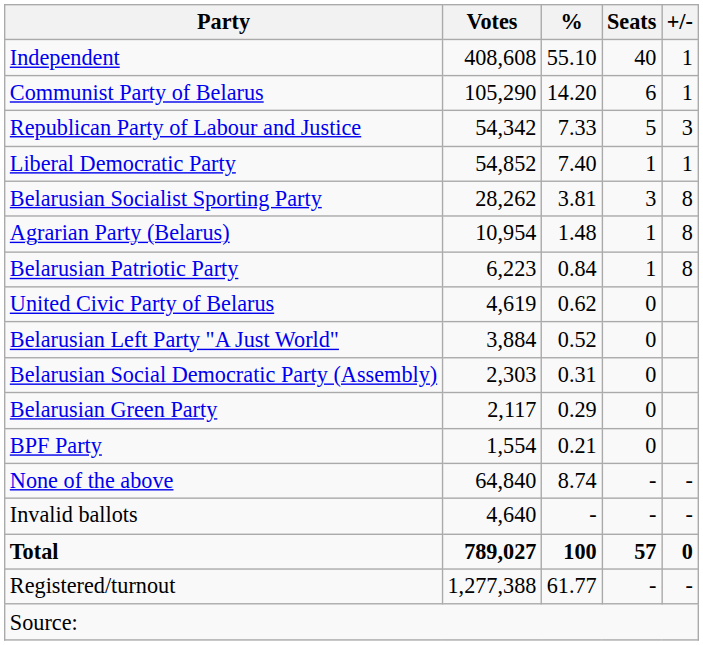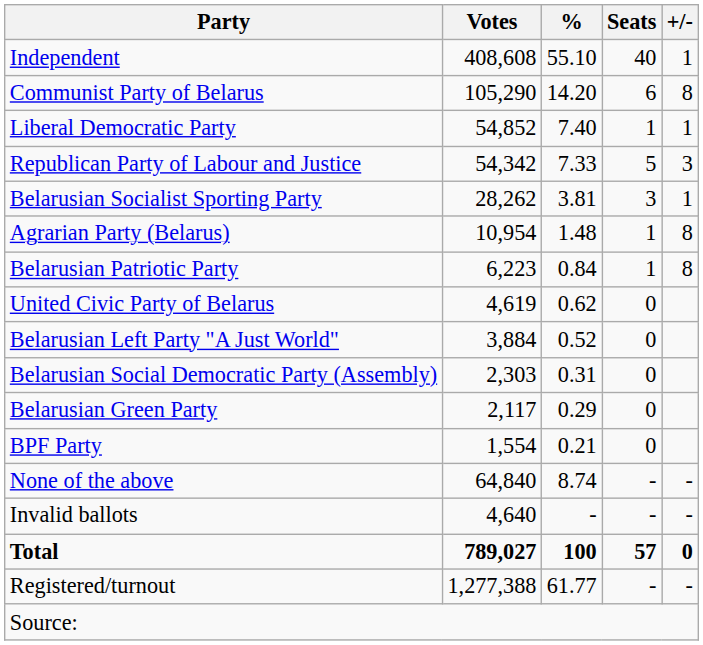(687, 92) 1 -> (687, 92) 8
rows swapped: (123, 163) <-> (186, 127)
(687, 198) 8 -> (687, 198) 1
